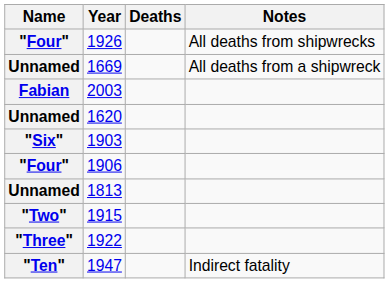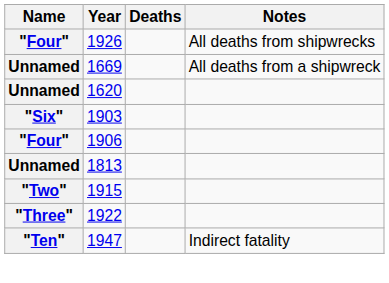- row: (104, 91)
